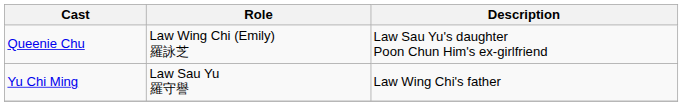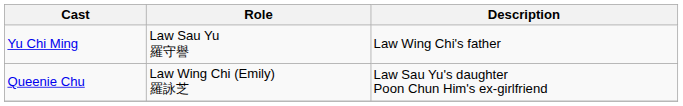rows swapped: (43, 82) <-> (46, 44)
